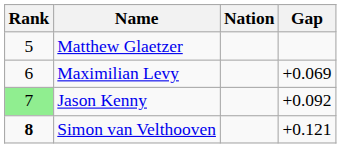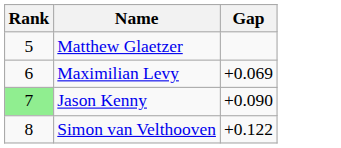- column: (249, 18)
(307, 101) +0.092 -> (248, 101) +0.090
(29, 128) bold -> (29, 128) normal
(307, 128) +0.121 -> (248, 128) +0.122
